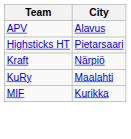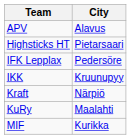+ row: (34, 61)
+ row: (15, 77)
